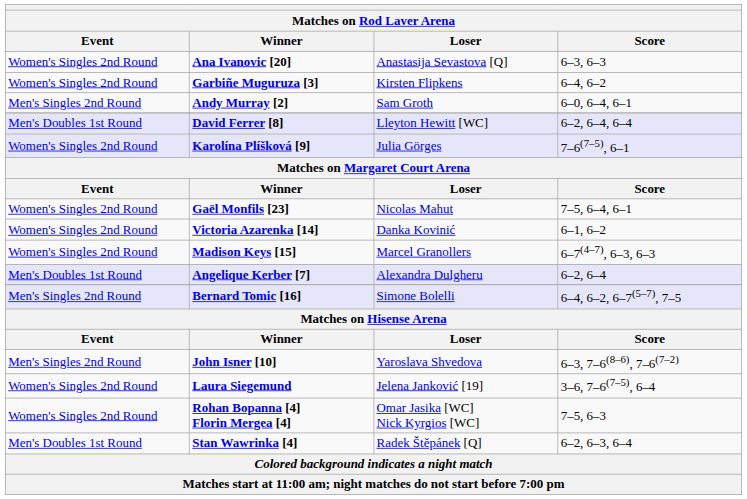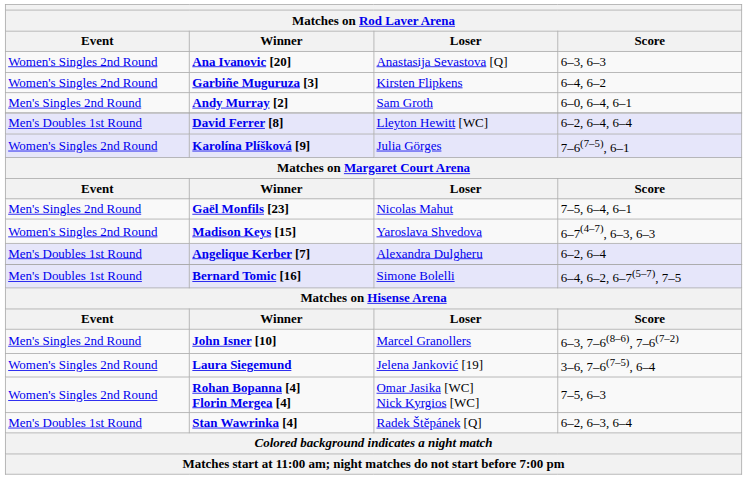(83, 209) Women's Singles 2nd Round -> (75, 209) Men's Singles 2nd Round
- row: (255, 229)
(424, 252) Marcel Granollers -> (429, 231) Yaroslava Shvedova
(75, 296) Men's Singles 2nd Round -> (75, 276) Men's Doubles 1st Round
(429, 361) Yaroslava Shvedova -> (424, 341) Marcel Granollers
